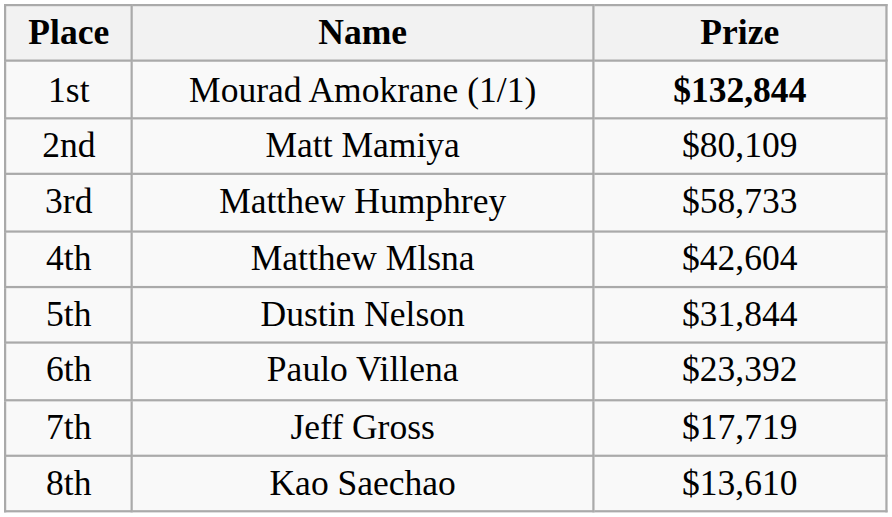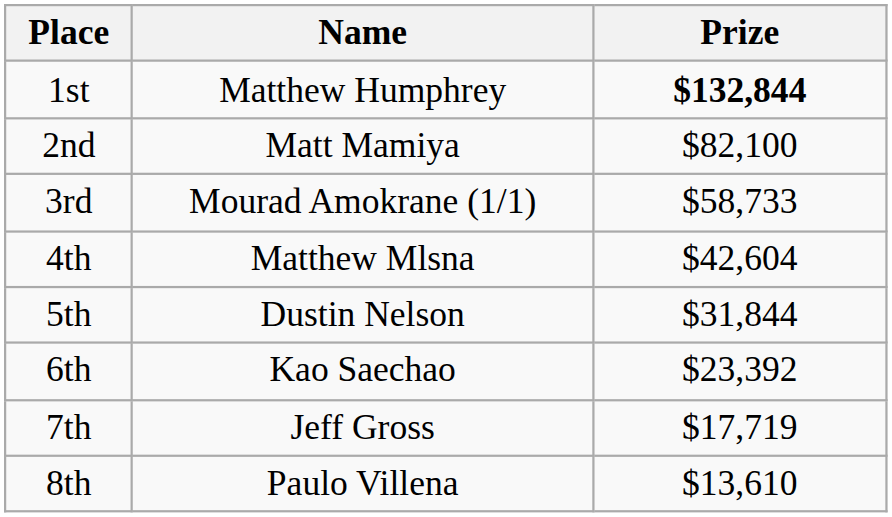(363, 88) Mourad Amokrane (1/1) -> (363, 88) Matthew Humphrey
(740, 145) $80,109 -> (740, 145) $82,100
(363, 201) Matthew Humphrey -> (363, 201) Mourad Amokrane (1/1)
(363, 370) Paulo Villena -> (363, 370) Kao Saechao
(363, 483) Kao Saechao -> (363, 483) Paulo Villena
